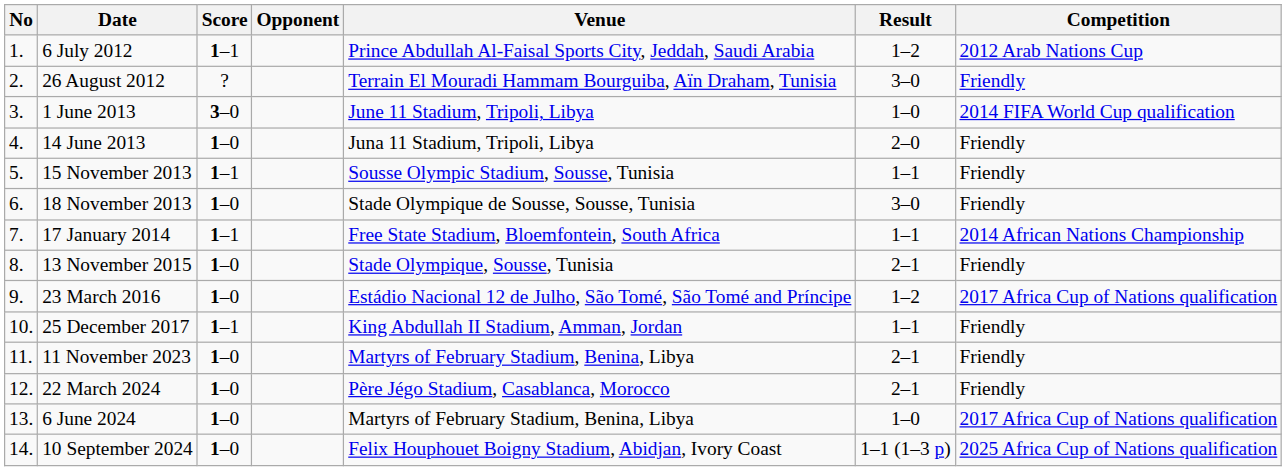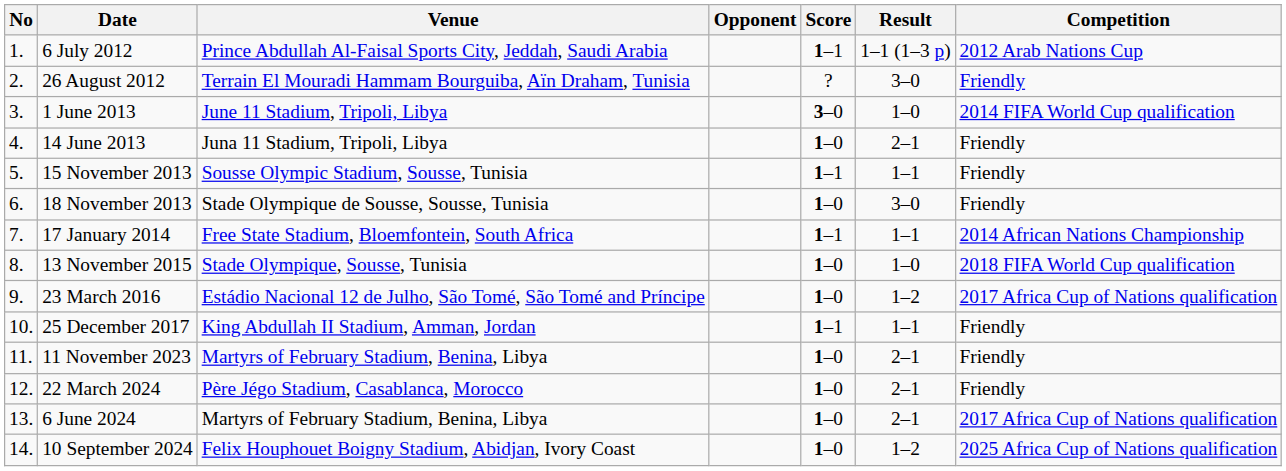columns swapped: (600, 19) <-> (225, 19)
(905, 50) 1–2 -> (905, 50) 1–1 (1–3 p)
(905, 142) 2–0 -> (905, 142) 2–1
(905, 265) 2–1 -> (905, 265) 1–0
(992, 265) Friendly -> (1097, 265) 2018 FIFA World Cup qualification
(905, 419) 1–0 -> (905, 419) 2–1
(905, 449) 1–1 (1–3 p) -> (905, 449) 1–2
